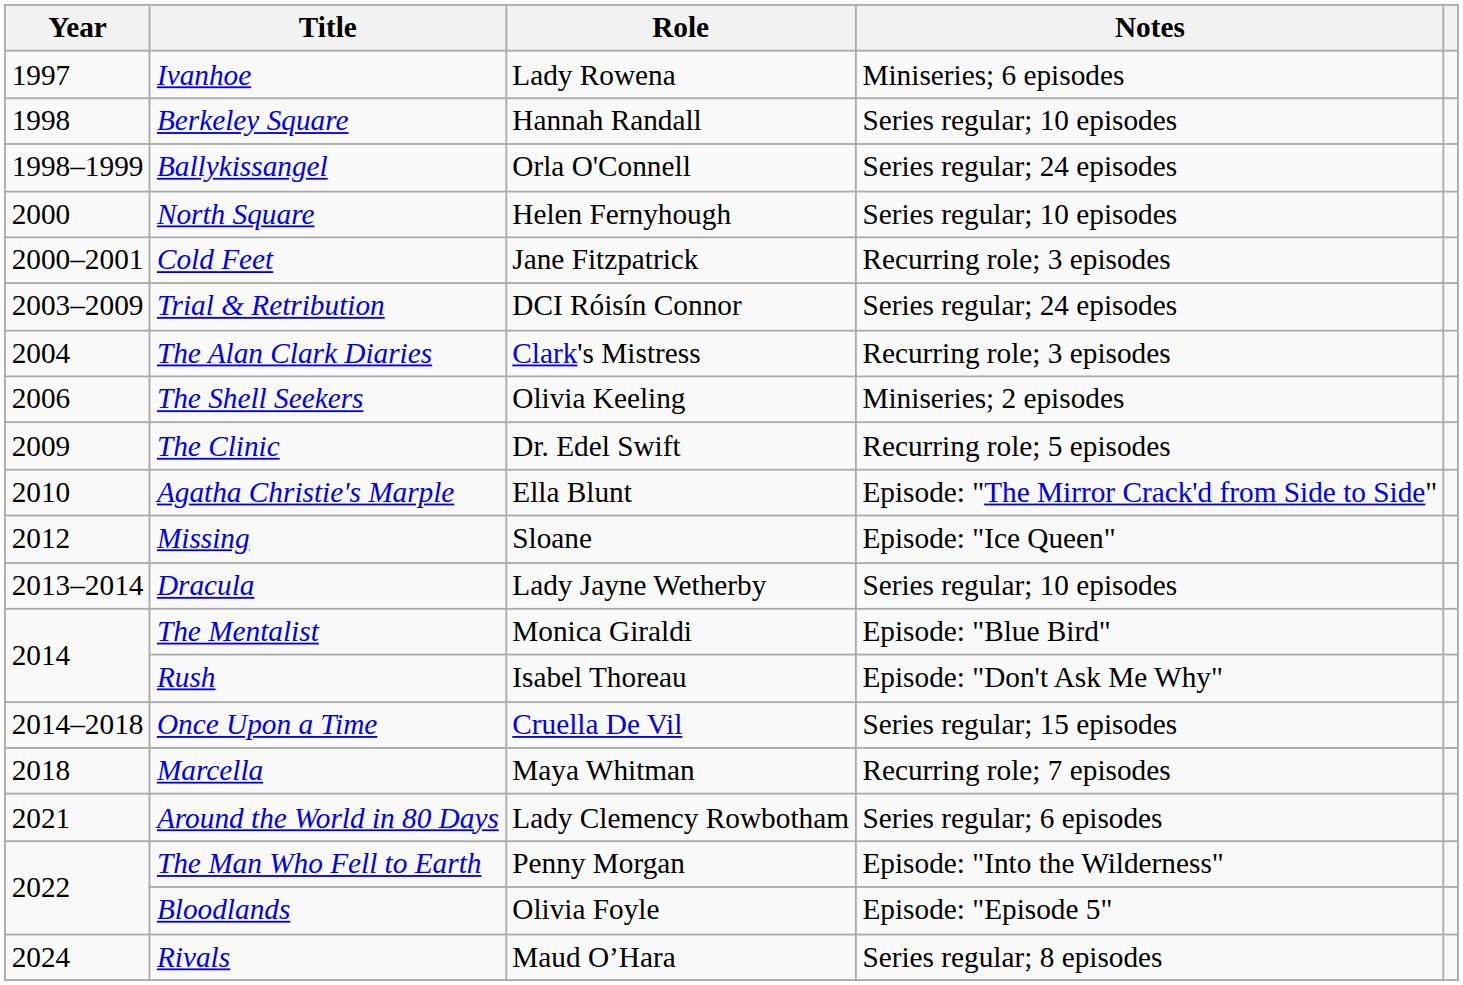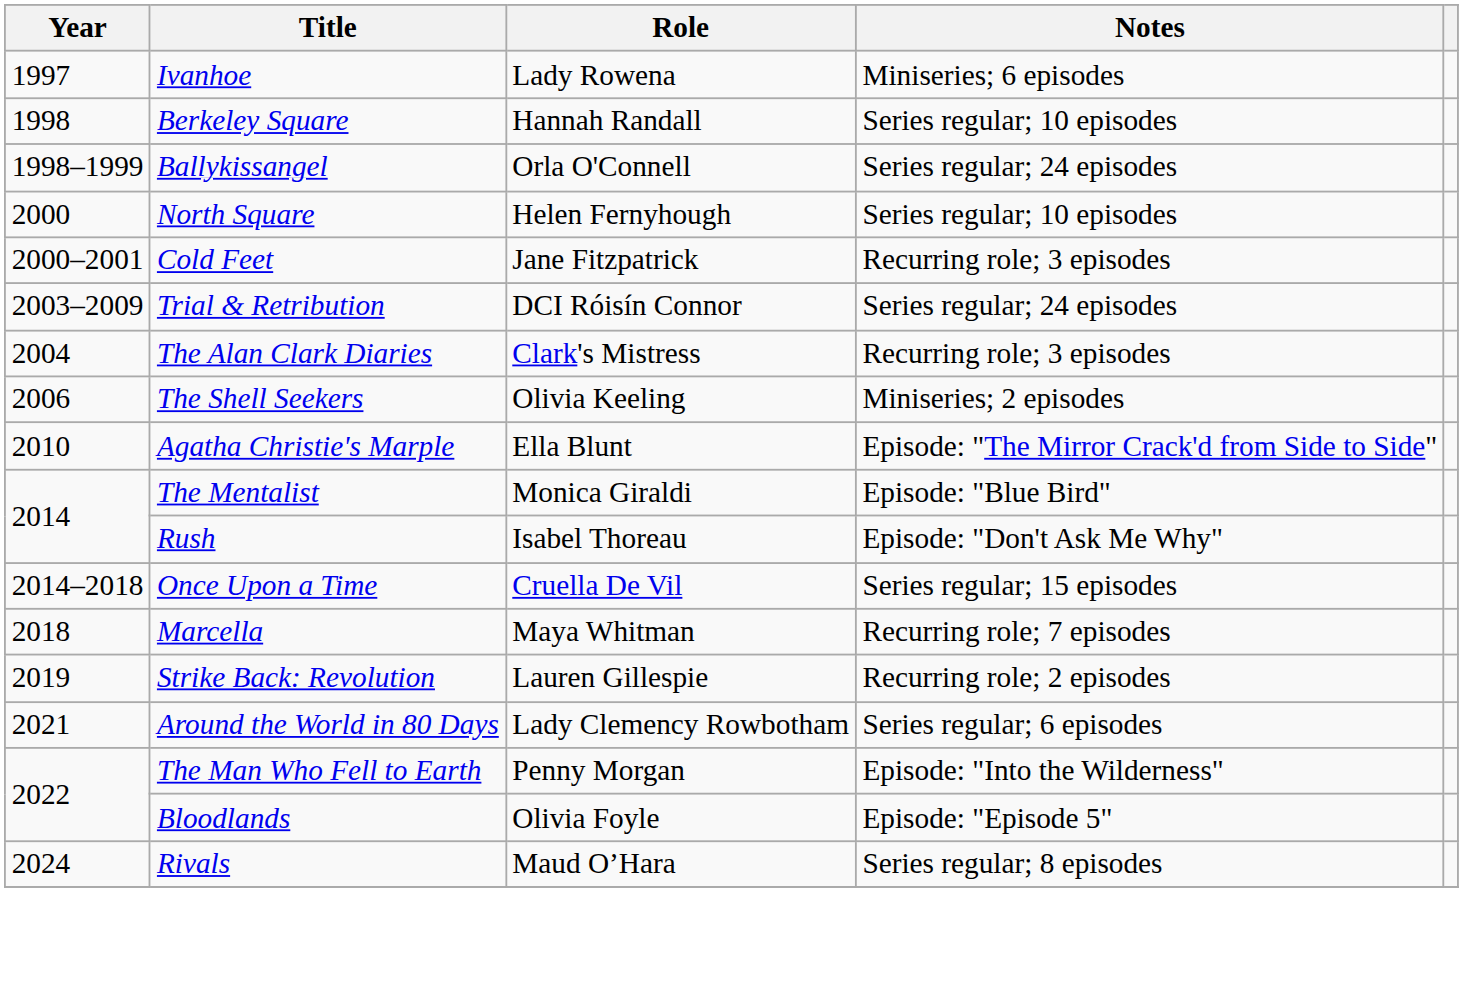- row: (218, 445)
- row: (203, 538)
- row: (206, 584)
+ row: (296, 677)
